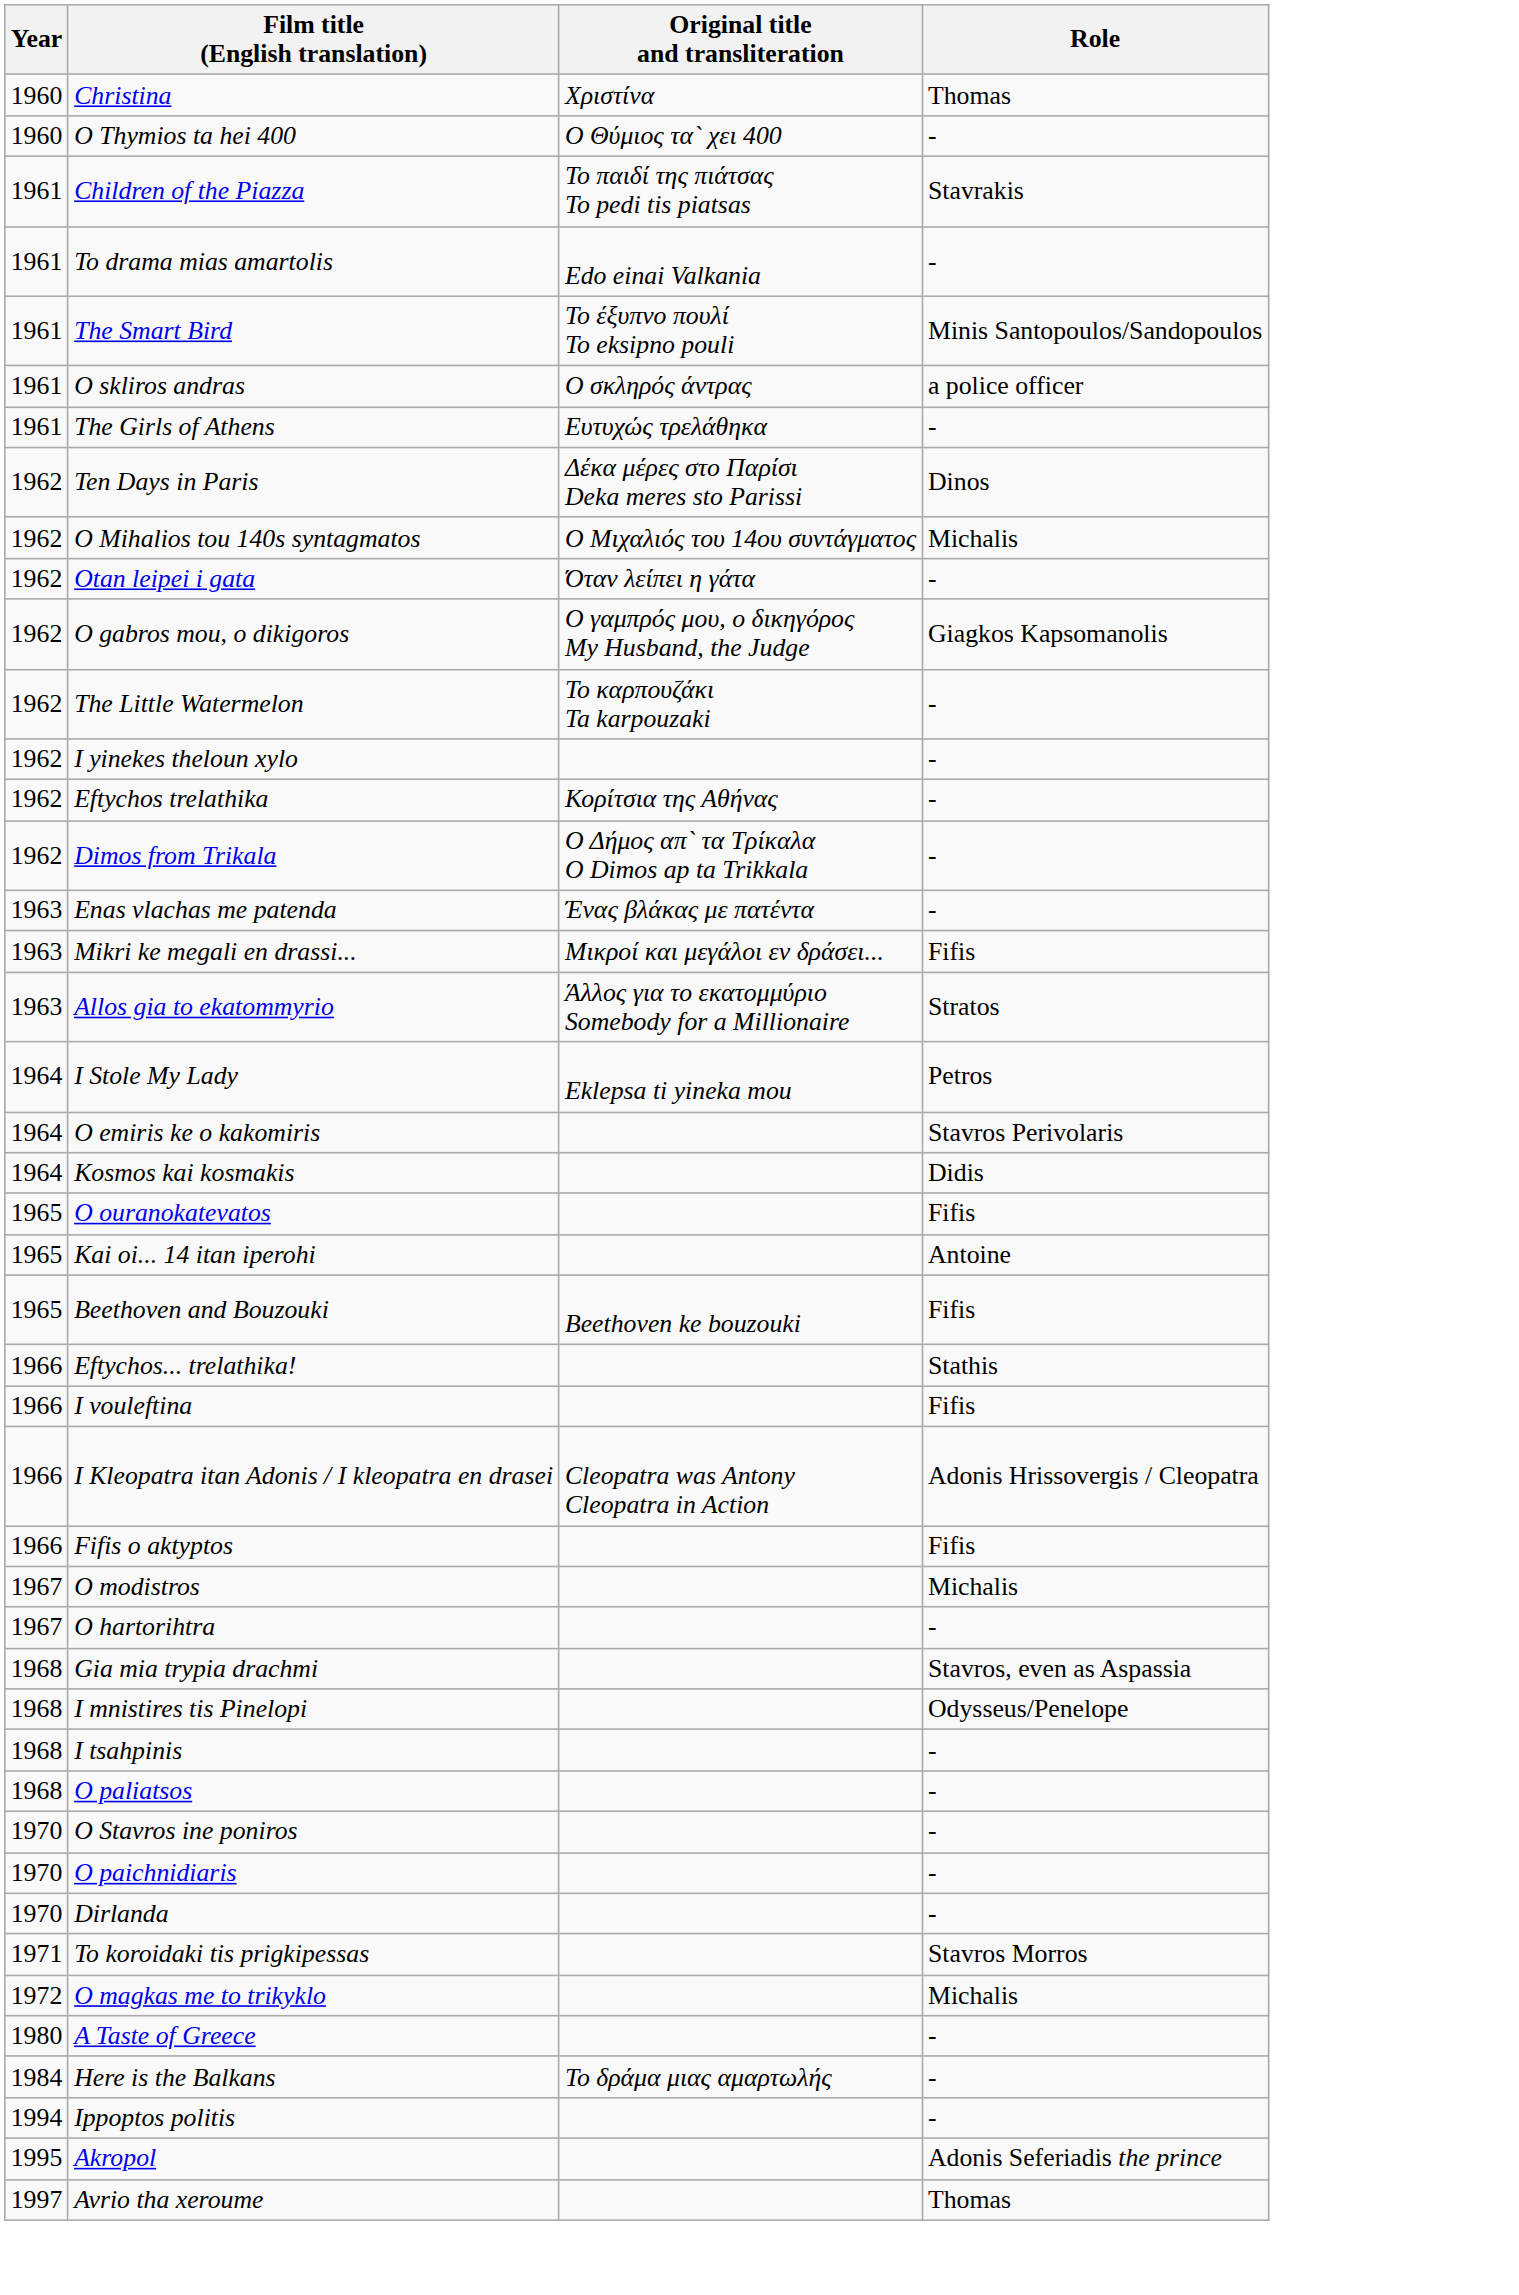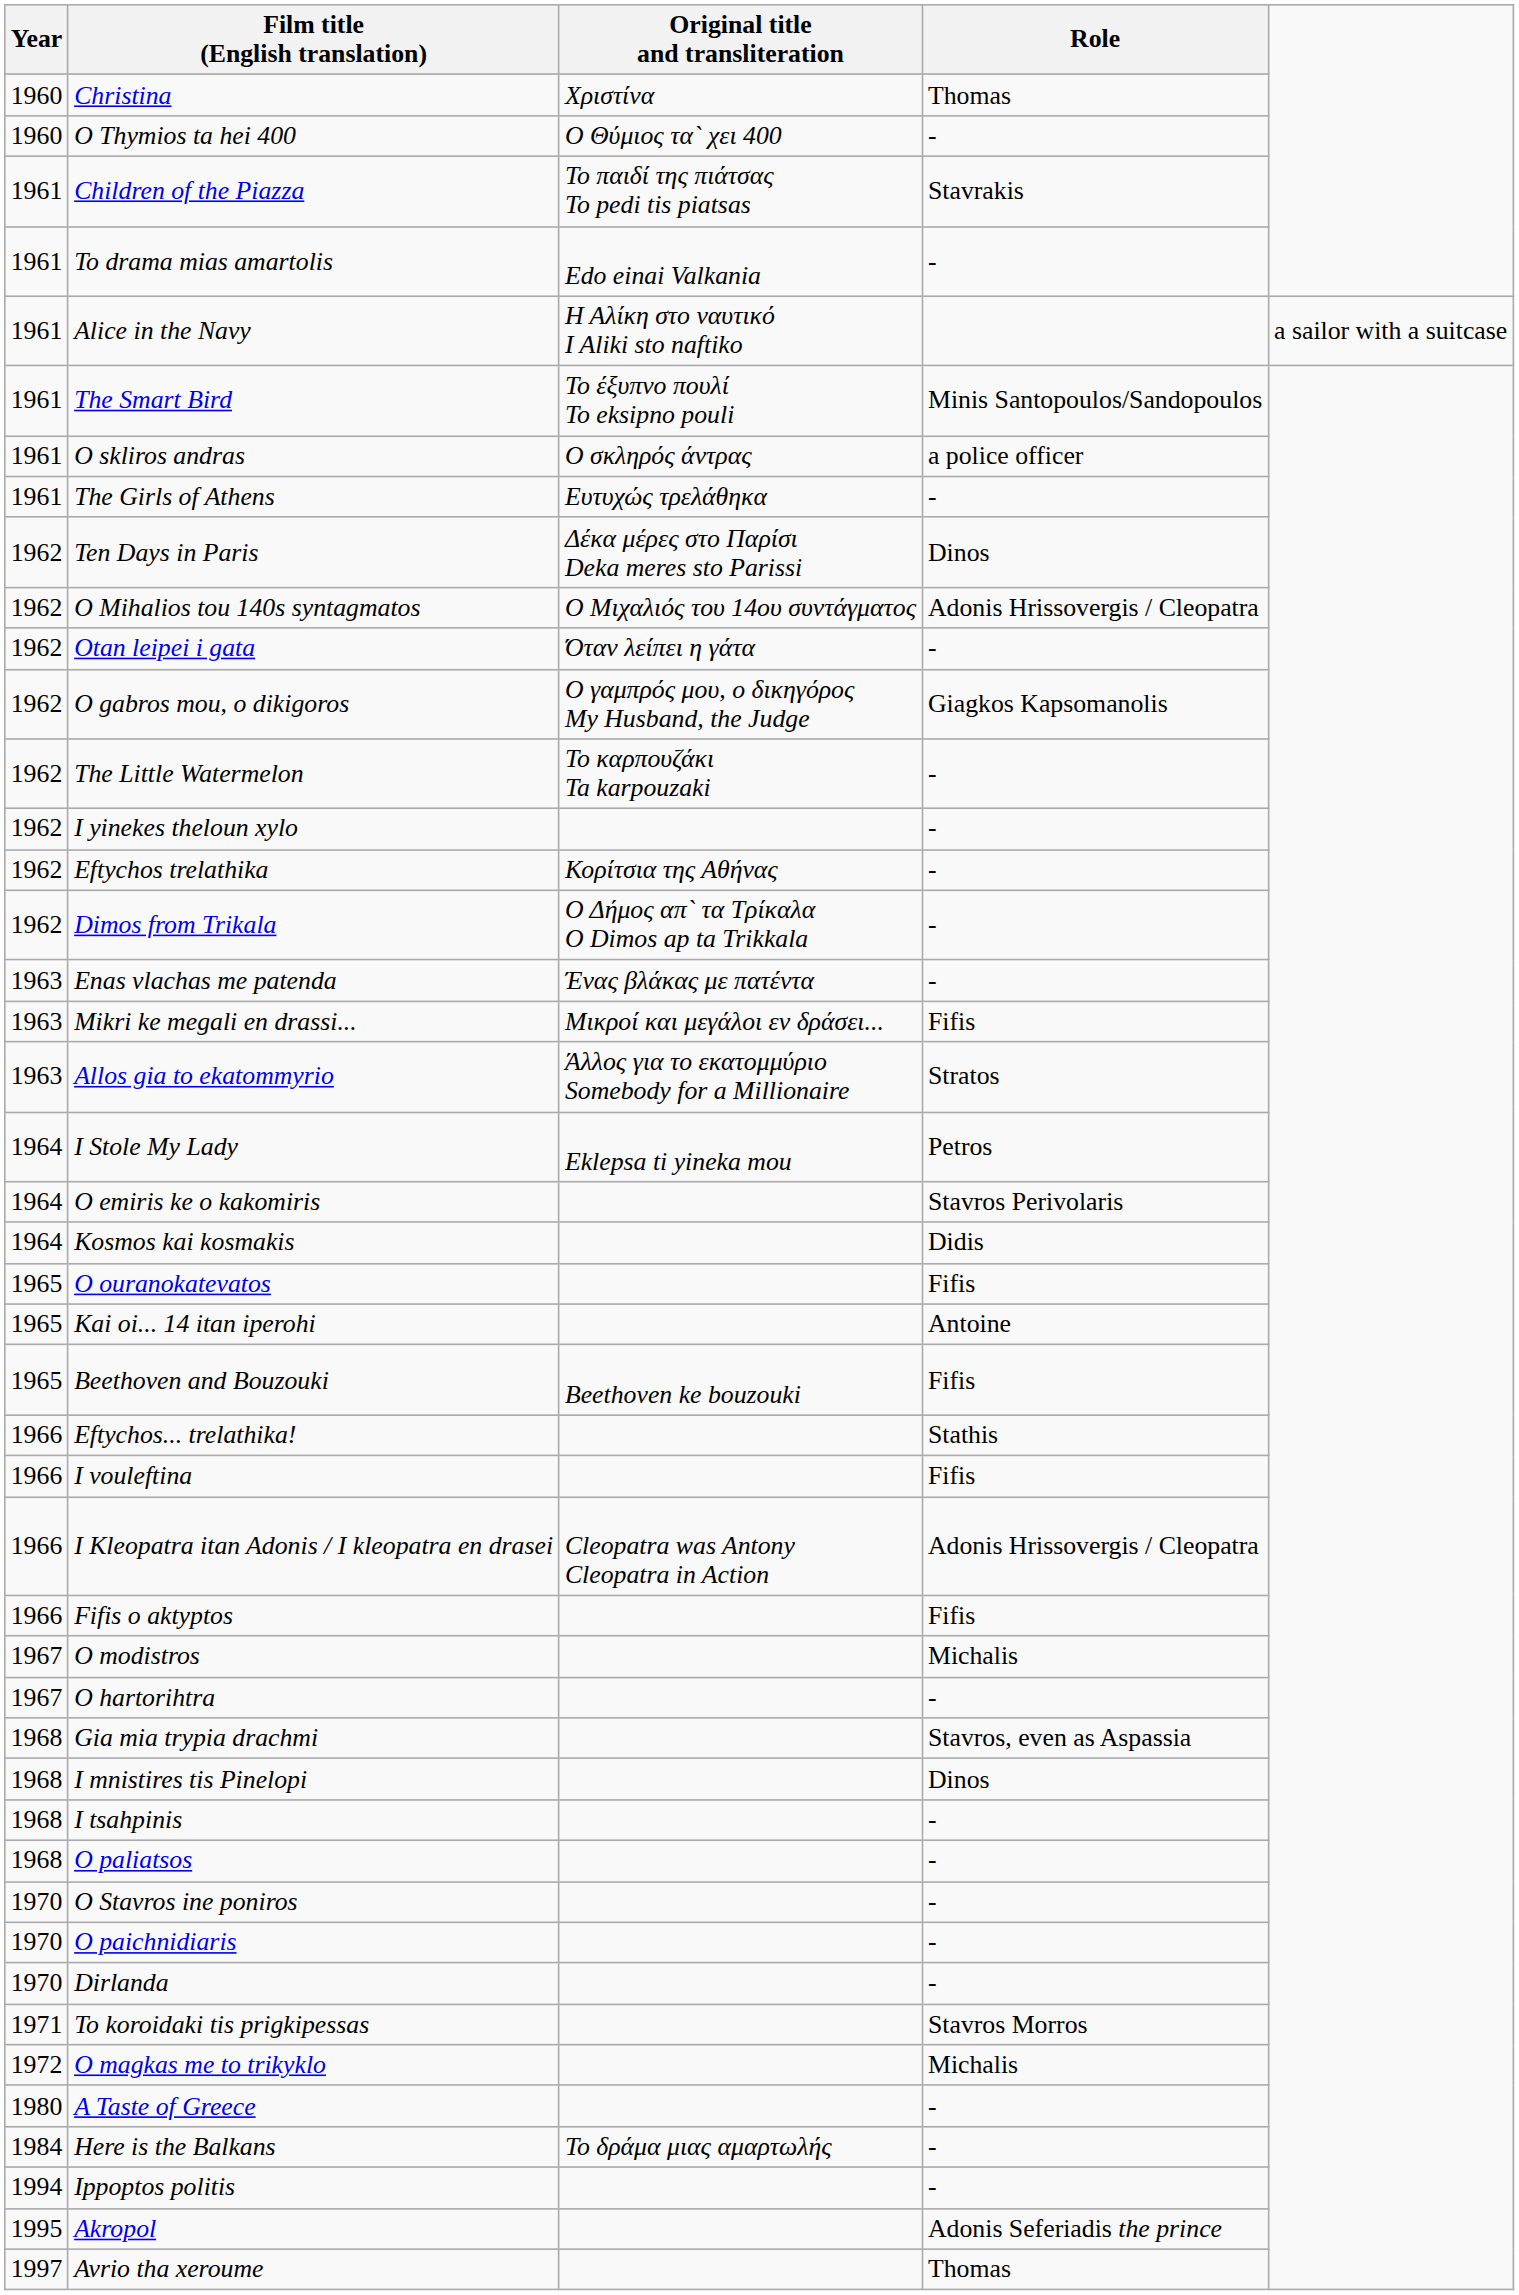+ row: (162, 330)
(973, 537) Michalis -> (1093, 607) Adonis Hrissovergis / Cleopatra
(1028, 1708) Odysseus/Penelope -> (959, 1778) Dinos
